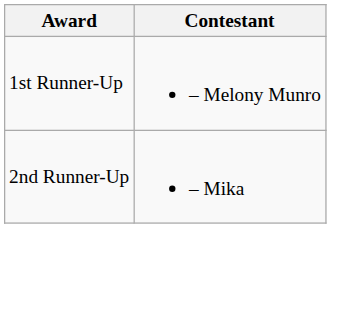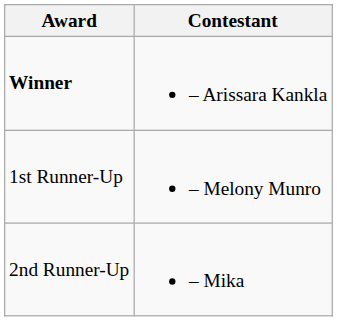+ row: (41, 83)
